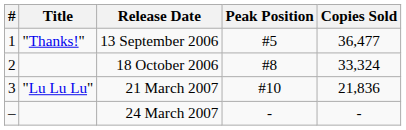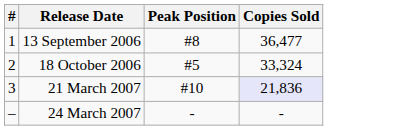- column: (58, 16)
(270, 40) #5 -> (192, 40) #8
(270, 64) #8 -> (192, 64) #5
(359, 88) no background -> (281, 88) lavender background
